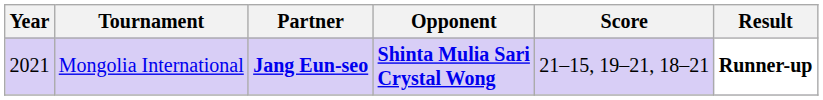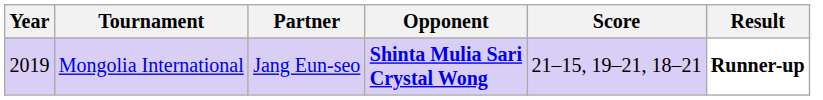(29, 66) 2021 -> (29, 66) 2019
(311, 66) bold -> (307, 66) normal
